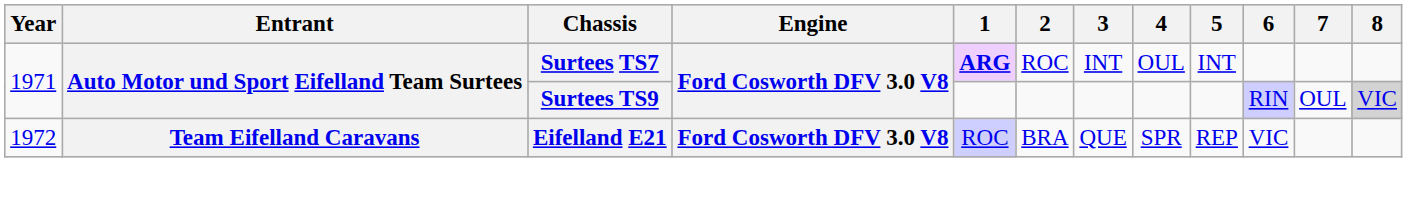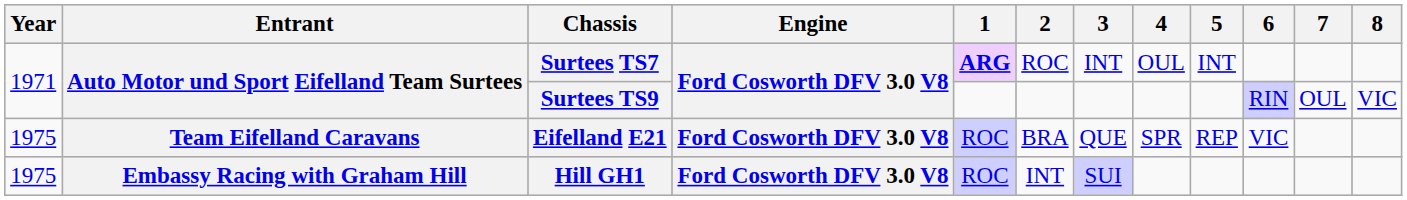(1377, 99) lightgrey background -> (1377, 99) no background
(33, 137) 1972 -> (33, 137) 1975
+ row: (600, 175)
